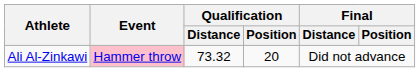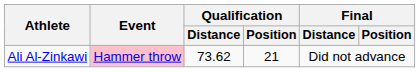(214, 57) 73.32 -> (214, 57) 73.62
(271, 57) 20 -> (271, 57) 21
